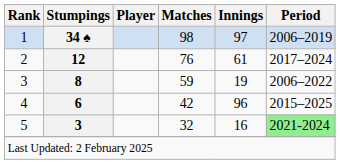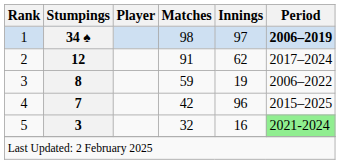(301, 37) normal -> (301, 37) bold
(187, 59) 76 -> (187, 59) 91
(241, 59) 61 -> (241, 59) 62
(78, 103) 6 -> (78, 103) 7
